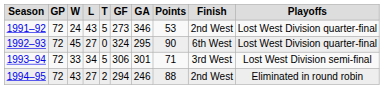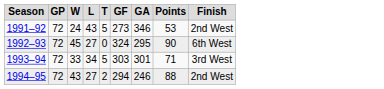- column: (307, 12)
(121, 60) 306 -> (121, 60) 303
